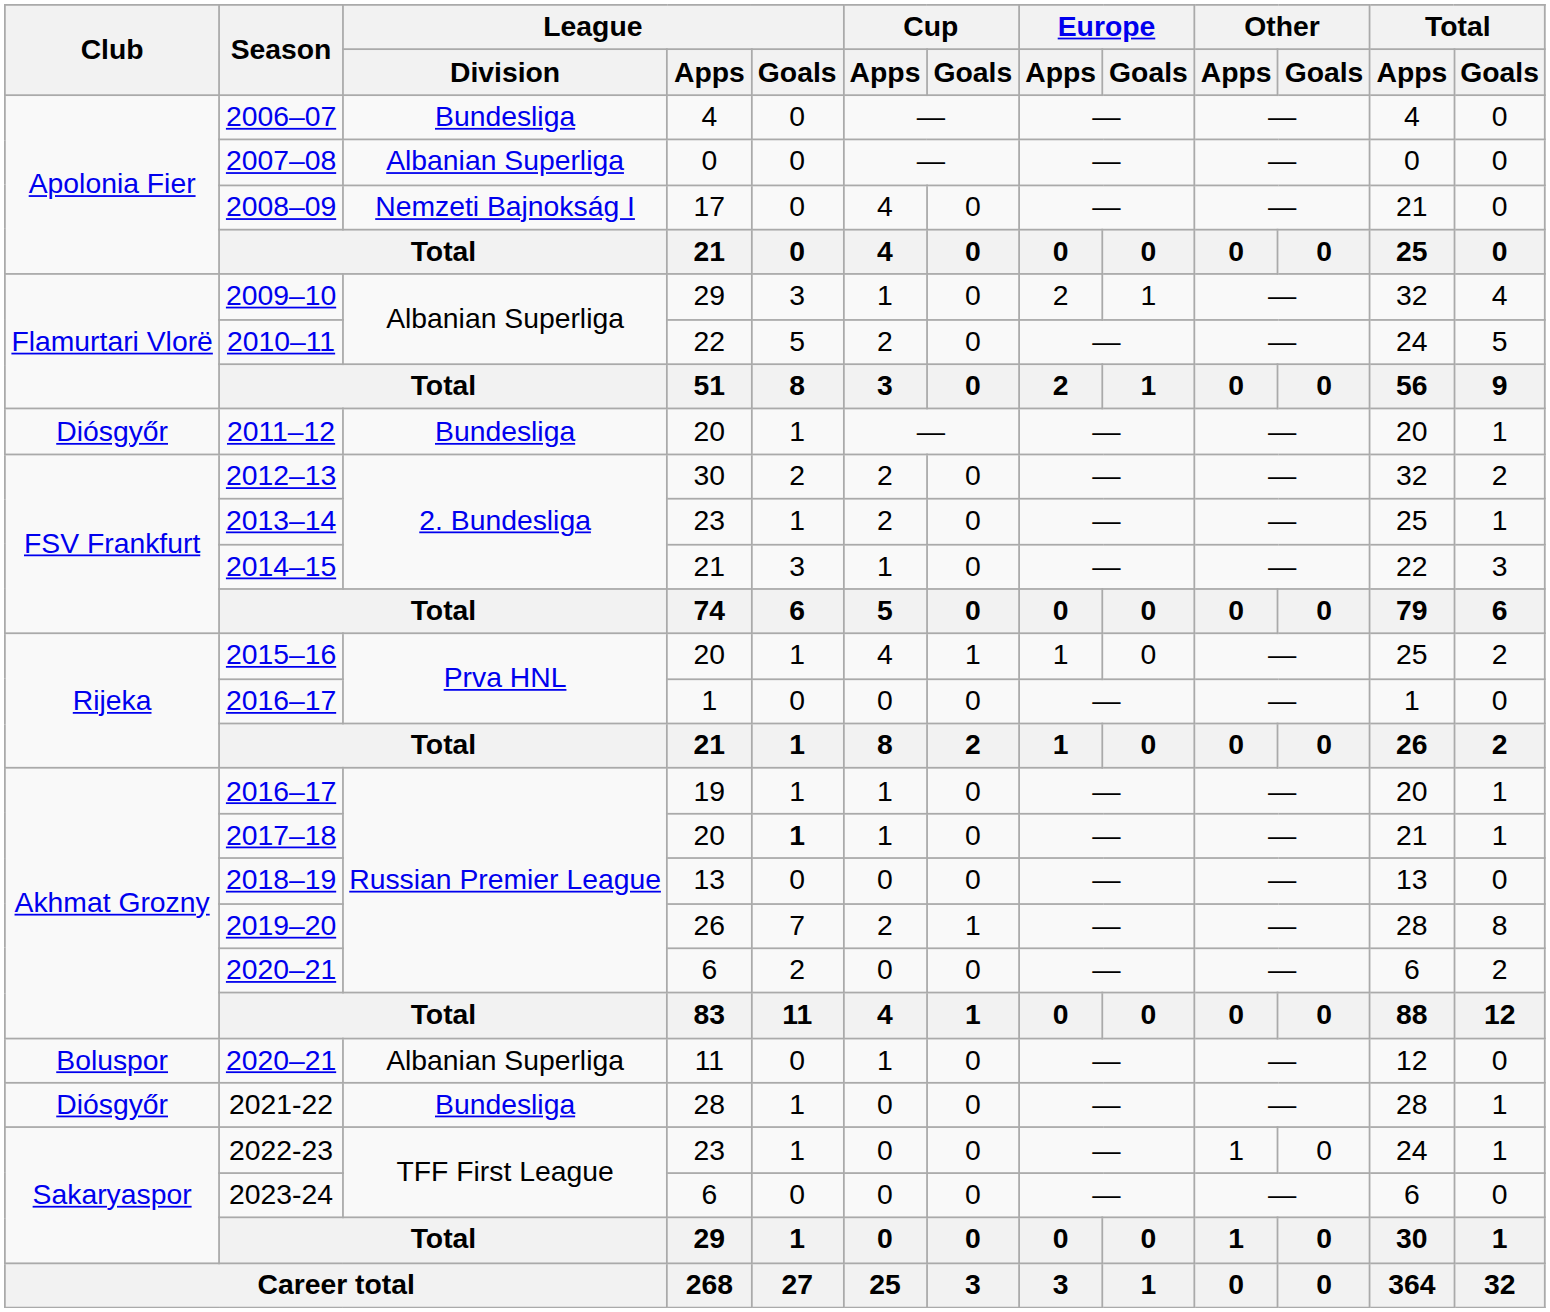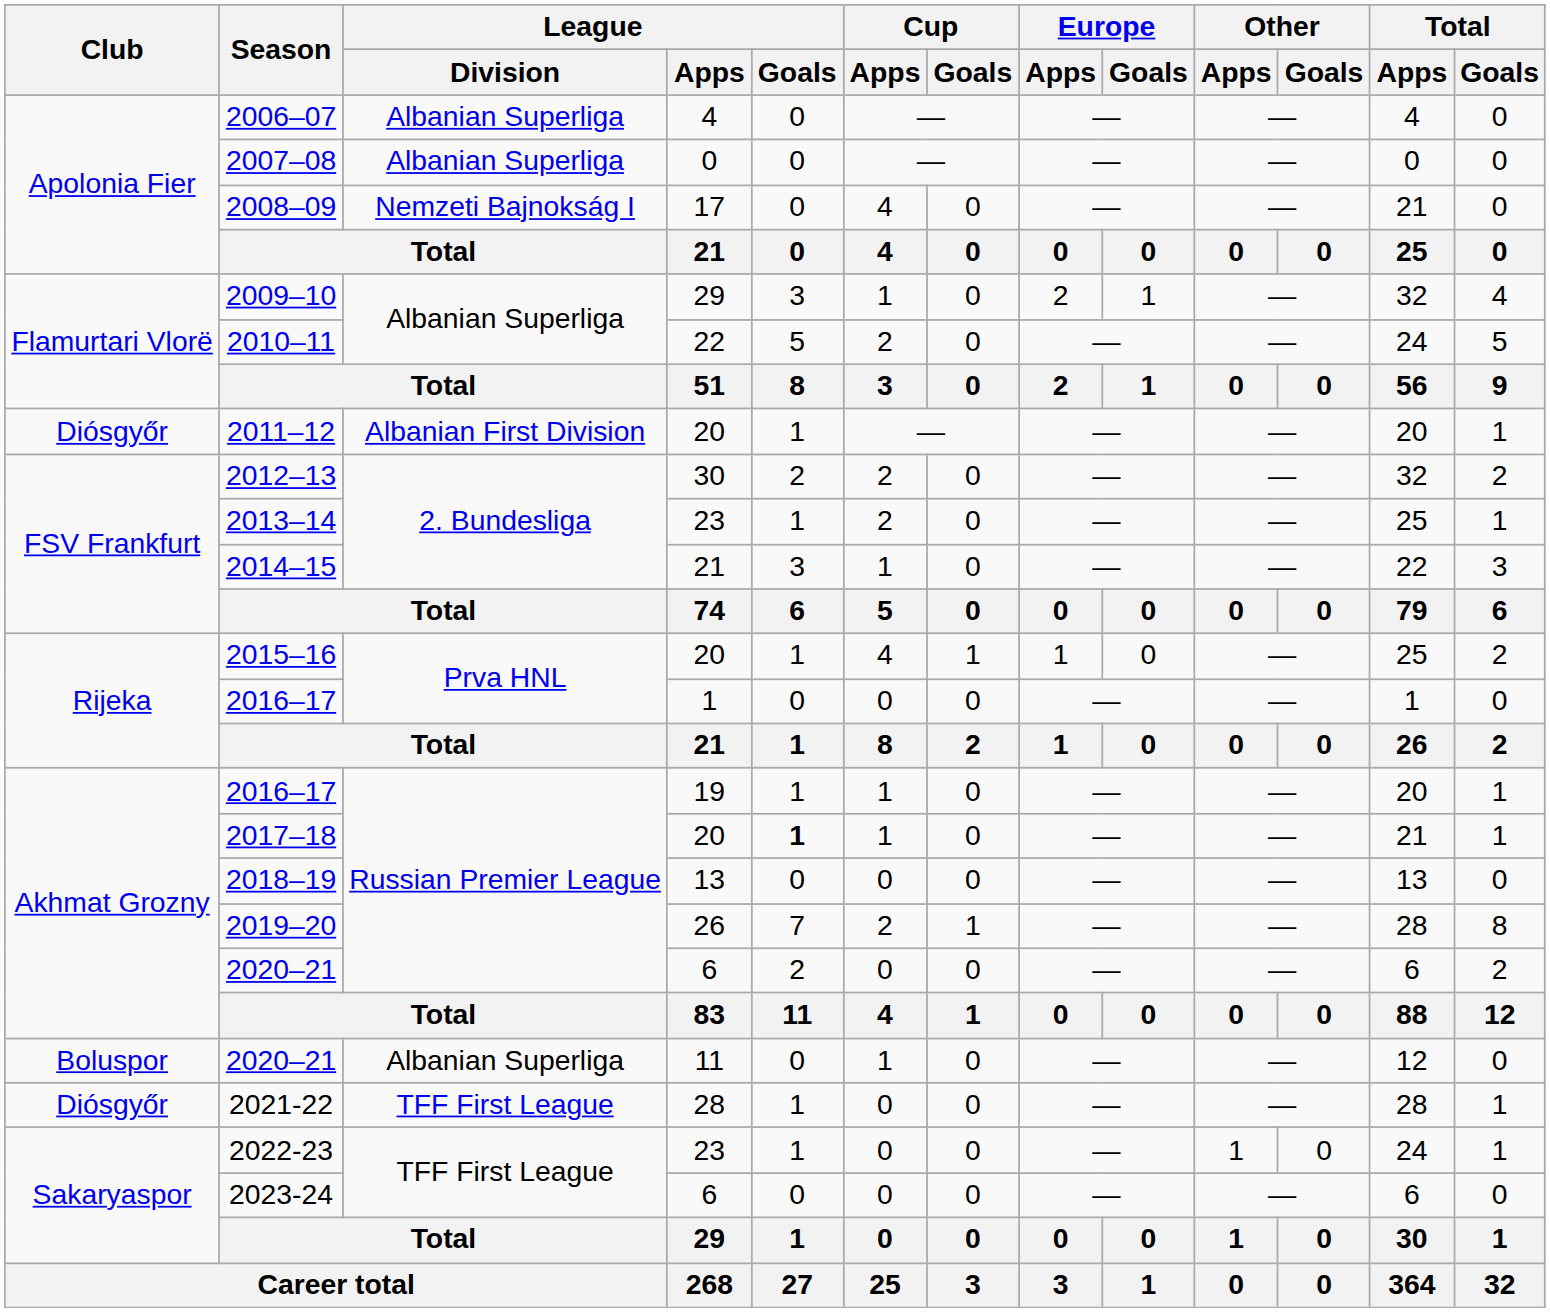(505, 116) Bundesliga -> (505, 116) Albanian Superliga
(505, 431) Bundesliga -> (505, 431) Albanian First Division
(505, 1104) Bundesliga -> (505, 1104) TFF First League
